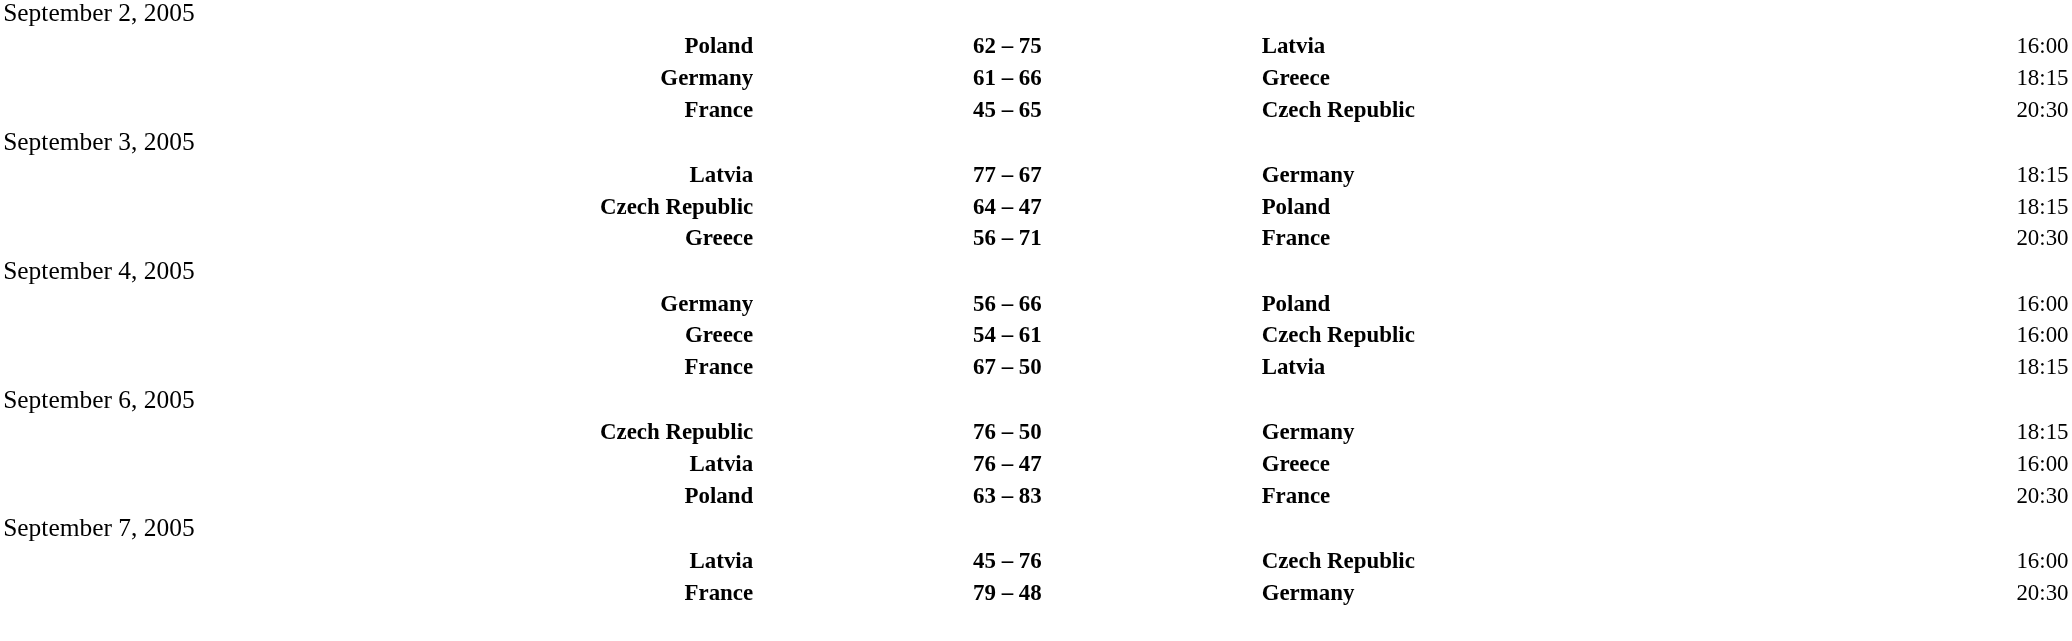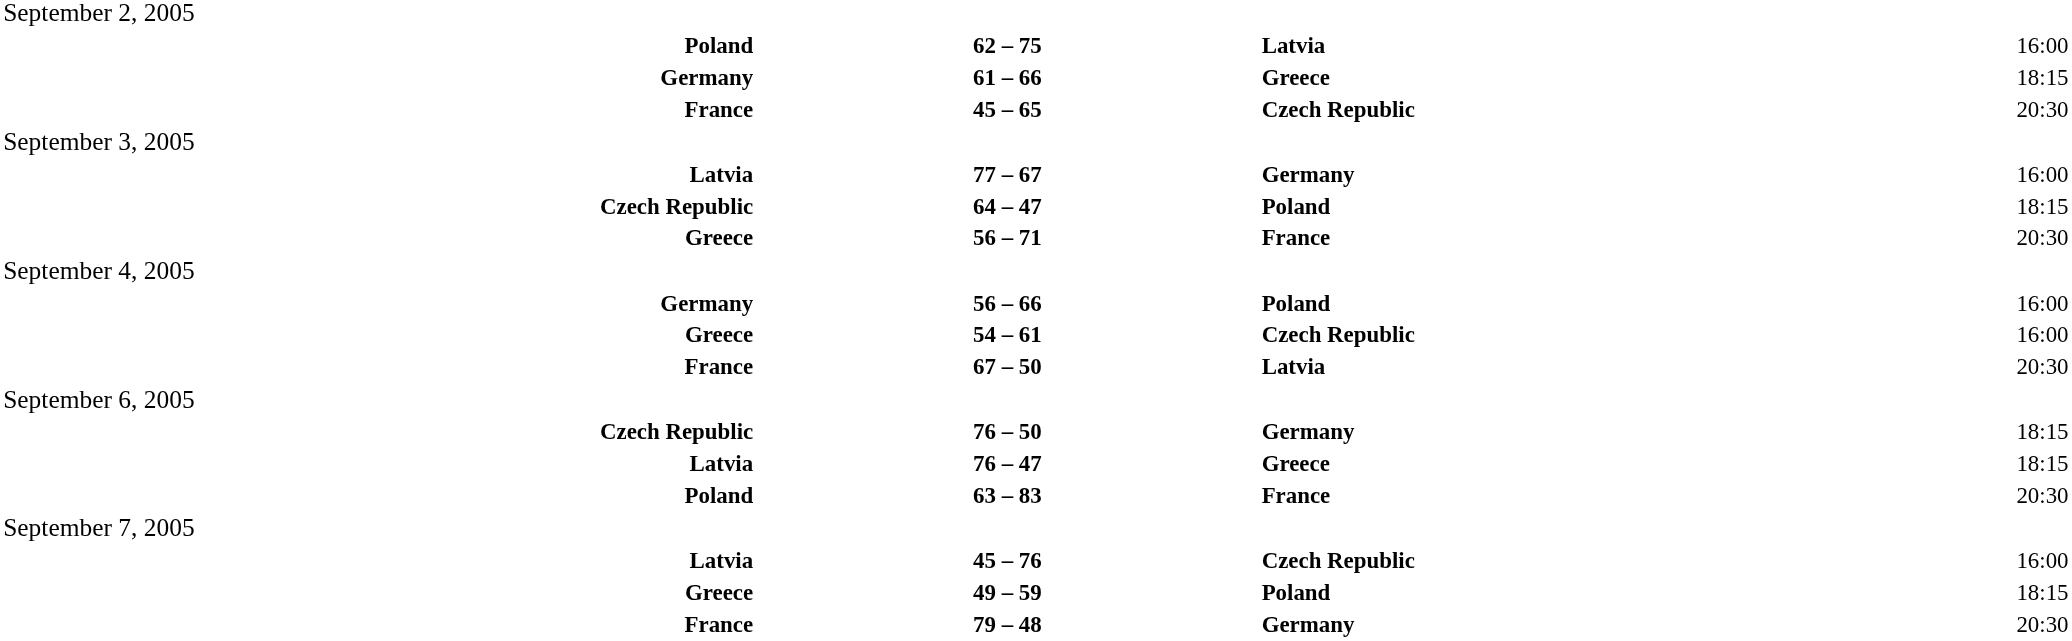(2042, 174) 18:15 -> (2042, 174) 16:00
(2042, 366) 18:15 -> (2042, 366) 20:30
(2042, 463) 16:00 -> (2042, 463) 18:15
+ row: (719, 592)
